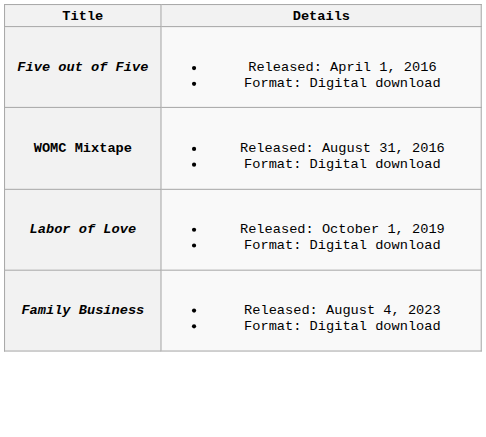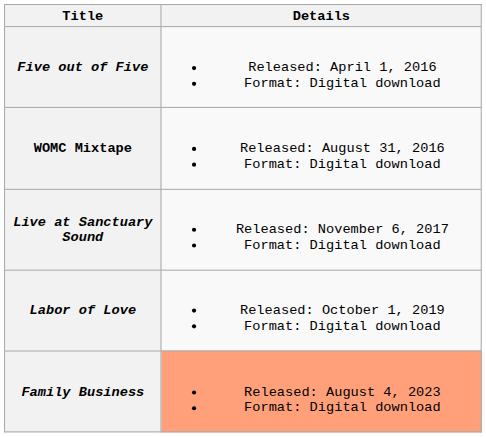+ row: (83, 229)
(321, 318) no background -> (321, 399) lightsalmon background
